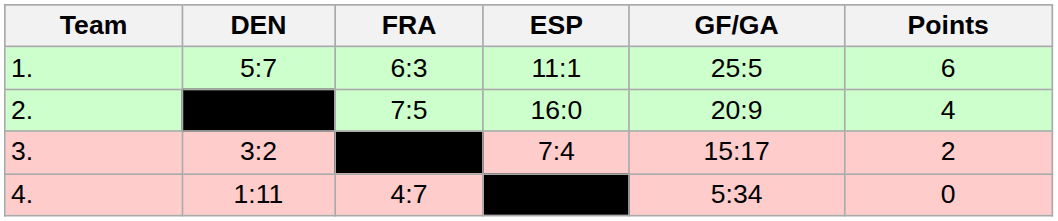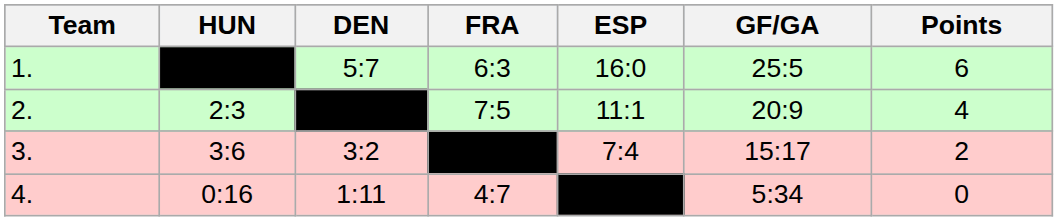+ column: (227, 25)
(556, 67) 11:1 -> (621, 67) 16:0
(556, 109) 16:0 -> (621, 109) 11:1
